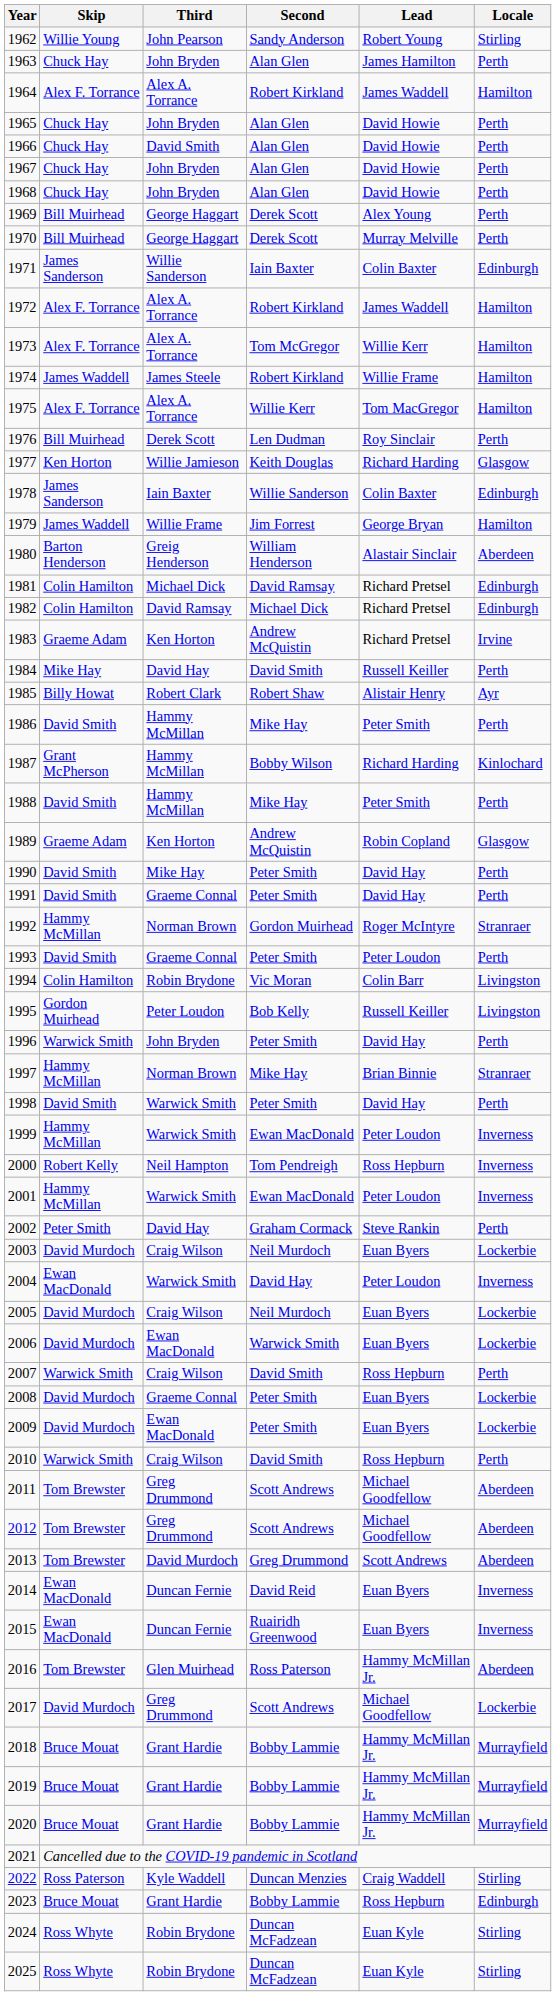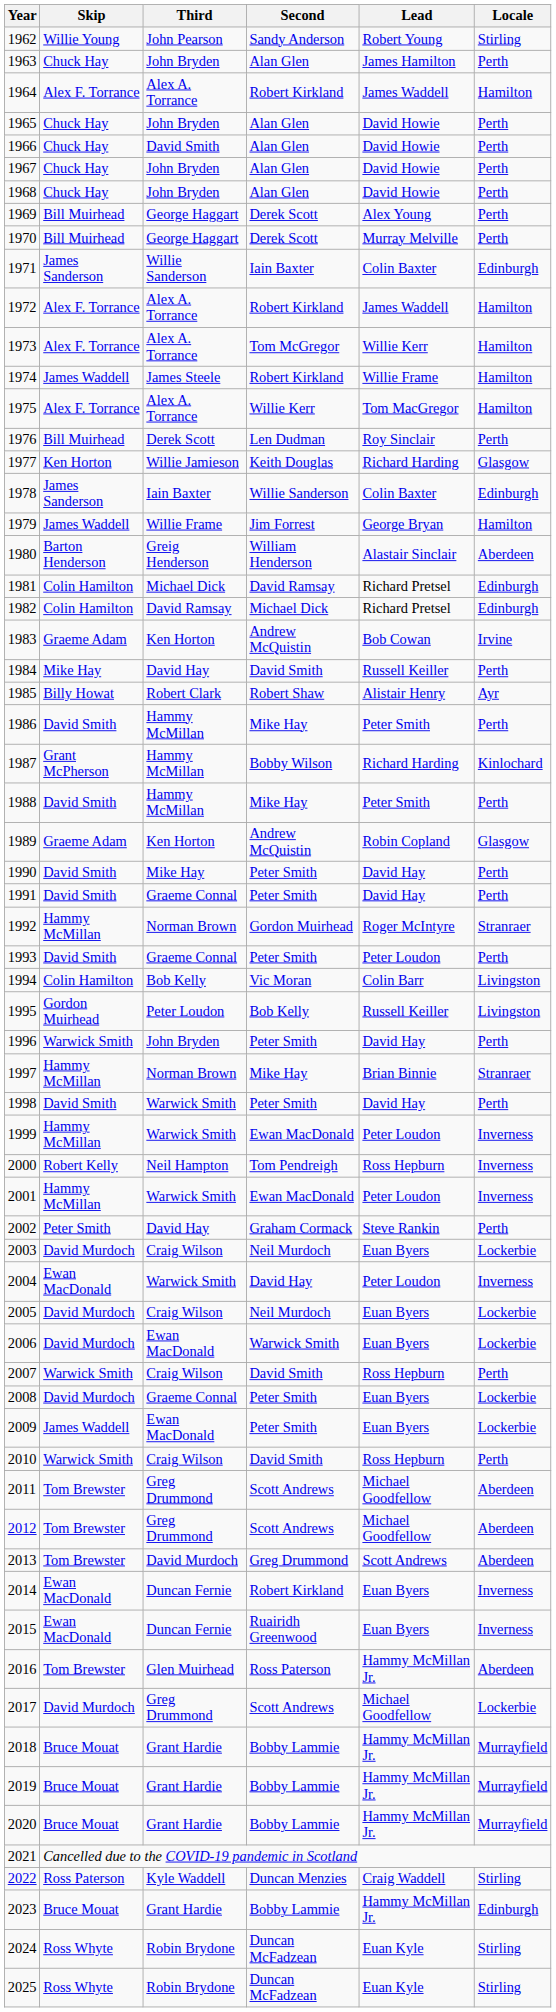(407, 639) Richard Pretsel -> (397, 639) Bob Cowan
(191, 980) Robin Brydone -> (176, 980) Bob Kelly
(89, 1428) David Murdoch -> (86, 1428) James Waddell
(282, 1590) David Reid -> (296, 1590) Robert Kirkland
(403, 1901) Ross Hepburn -> (416, 1909) Hammy McMillan Jr.
